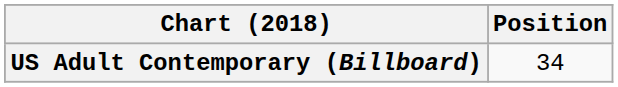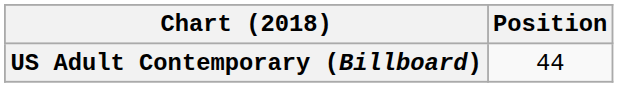(550, 63) 34 -> (550, 63) 44
